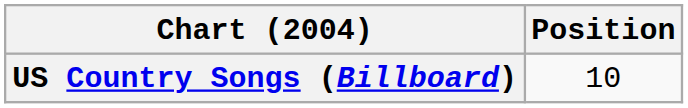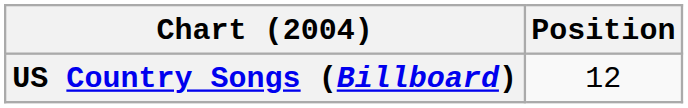(603, 79) 10 -> (603, 79) 12
